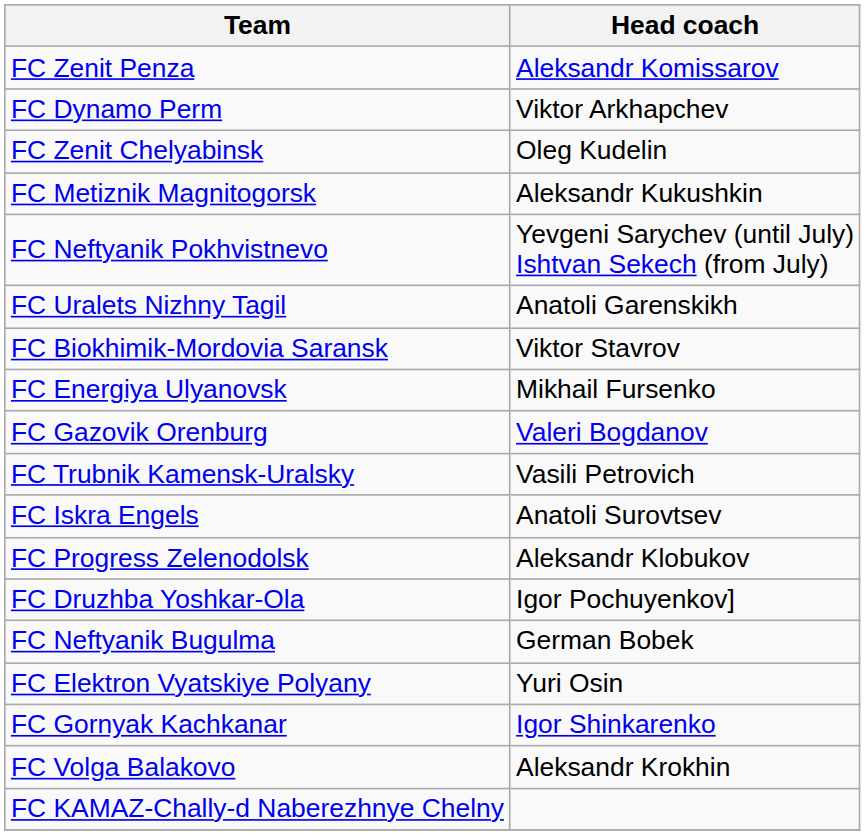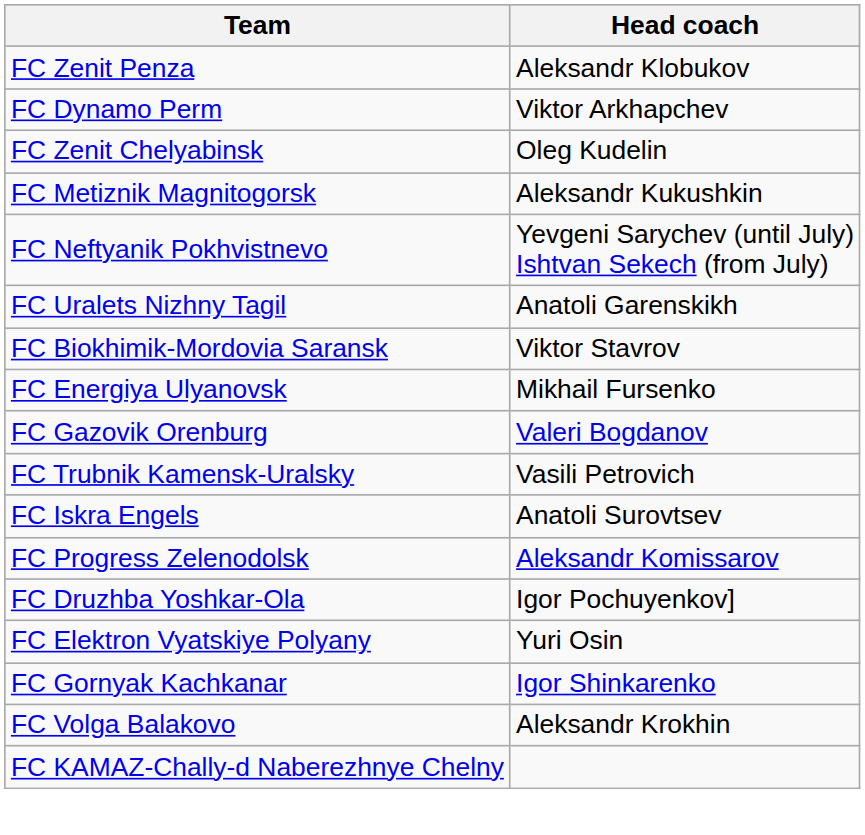(647, 67) Aleksandr Komissarov -> (633, 67) Aleksandr Klobukov
(633, 557) Aleksandr Klobukov -> (647, 557) Aleksandr Komissarov
- row: (143, 641)
